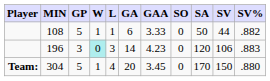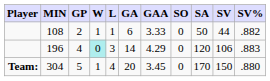(79, 31) 5 -> (79, 31) 2
(79, 48) 3 -> (79, 48) 4
(156, 48) 4.23 -> (156, 48) 4.29
